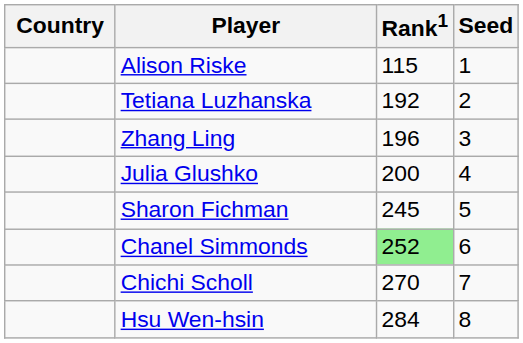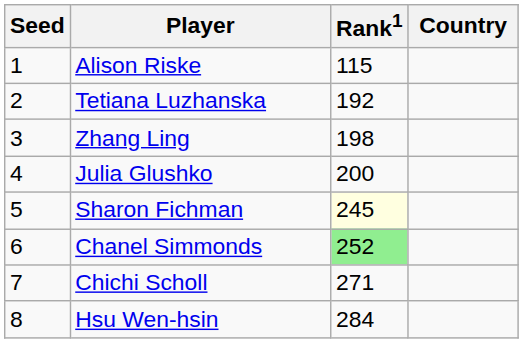columns swapped: (60, 25) <-> (486, 25)
(401, 137) 196 -> (355, 137) 198
(401, 210) no background -> (355, 210) lightyellow background
(401, 282) 270 -> (355, 282) 271
